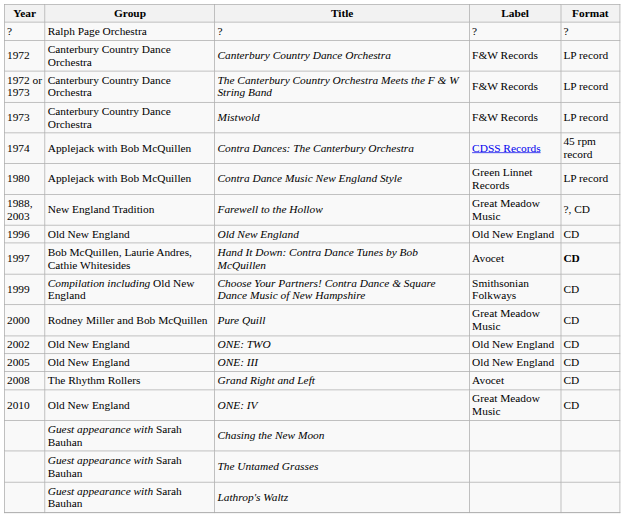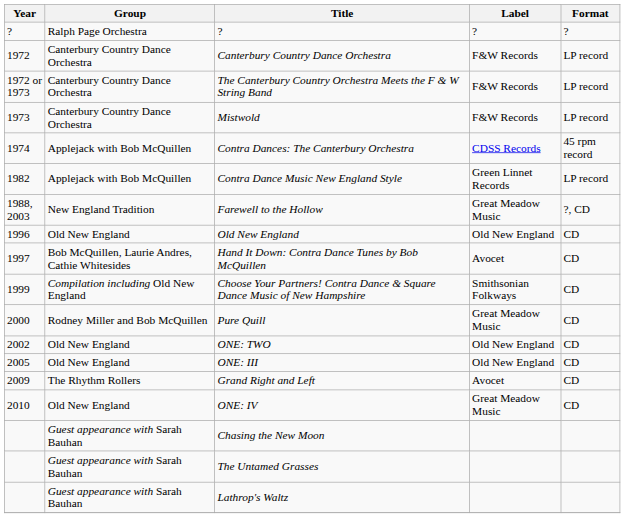(18, 179) 1980 -> (18, 179) 1982
(572, 258) bold -> (571, 258) normal
(18, 380) 2008 -> (18, 380) 2009
